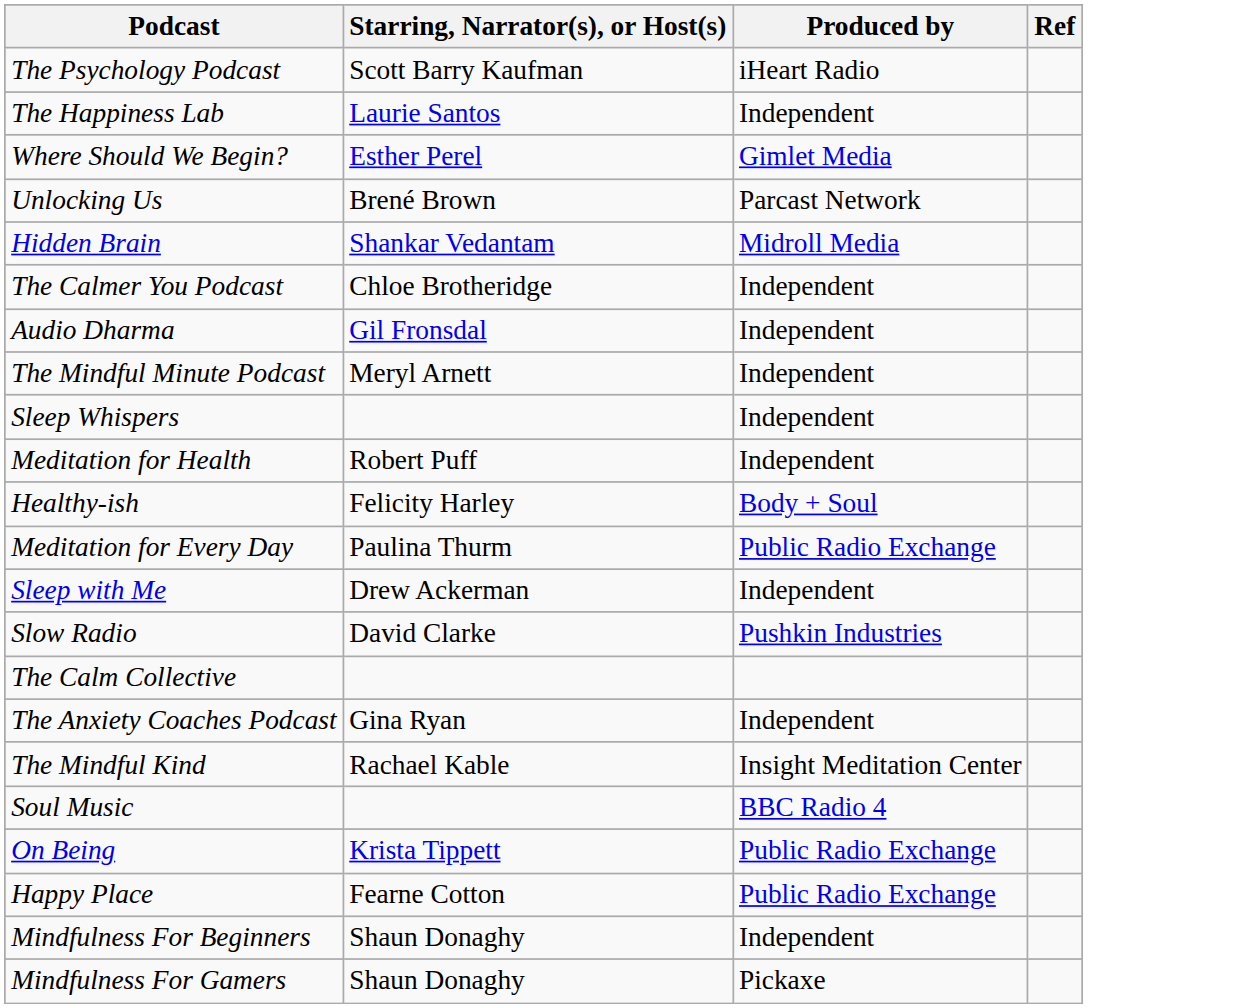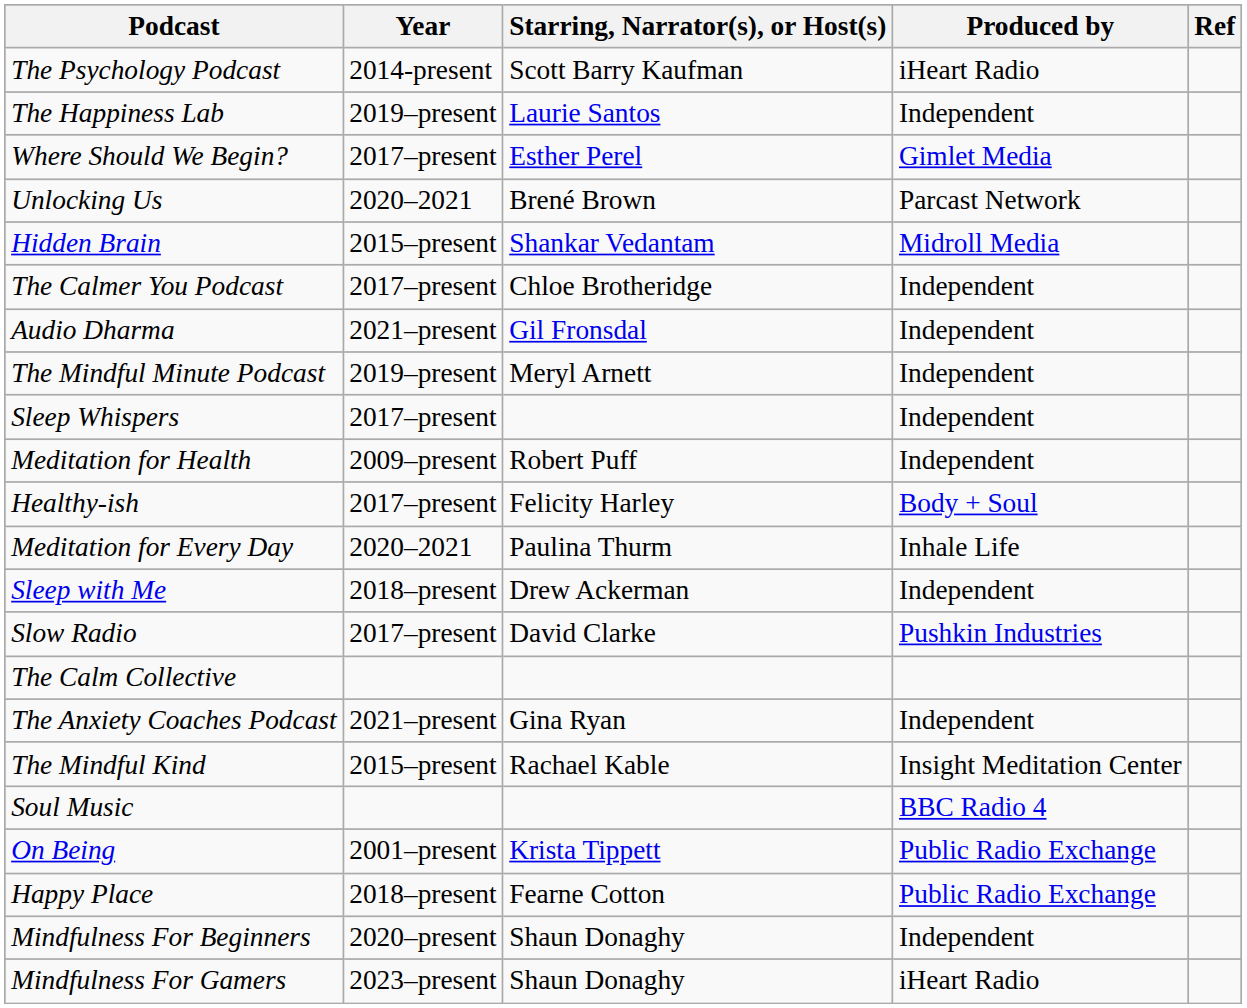+ column: (423, 26)
(867, 546) Public Radio Exchange -> (959, 546) Inhale Life
(782, 980) Pickaxe -> (969, 980) iHeart Radio
